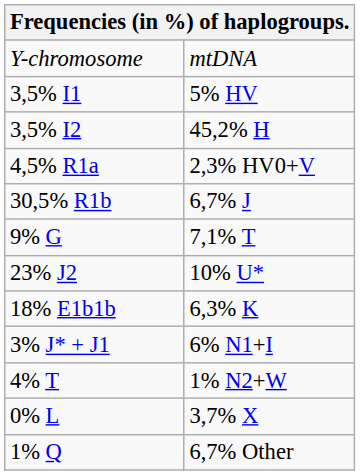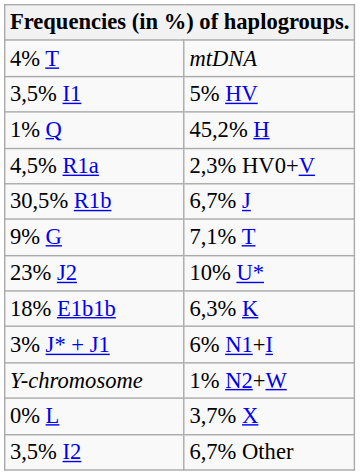(76, 58) Y-chromosome -> (34, 58) 4% T
(46, 129) 3,5% I2 -> (36, 129) 1% Q
(34, 380) 4% T -> (76, 380) Y-chromosome
(36, 451) 1% Q -> (46, 451) 3,5% I2
